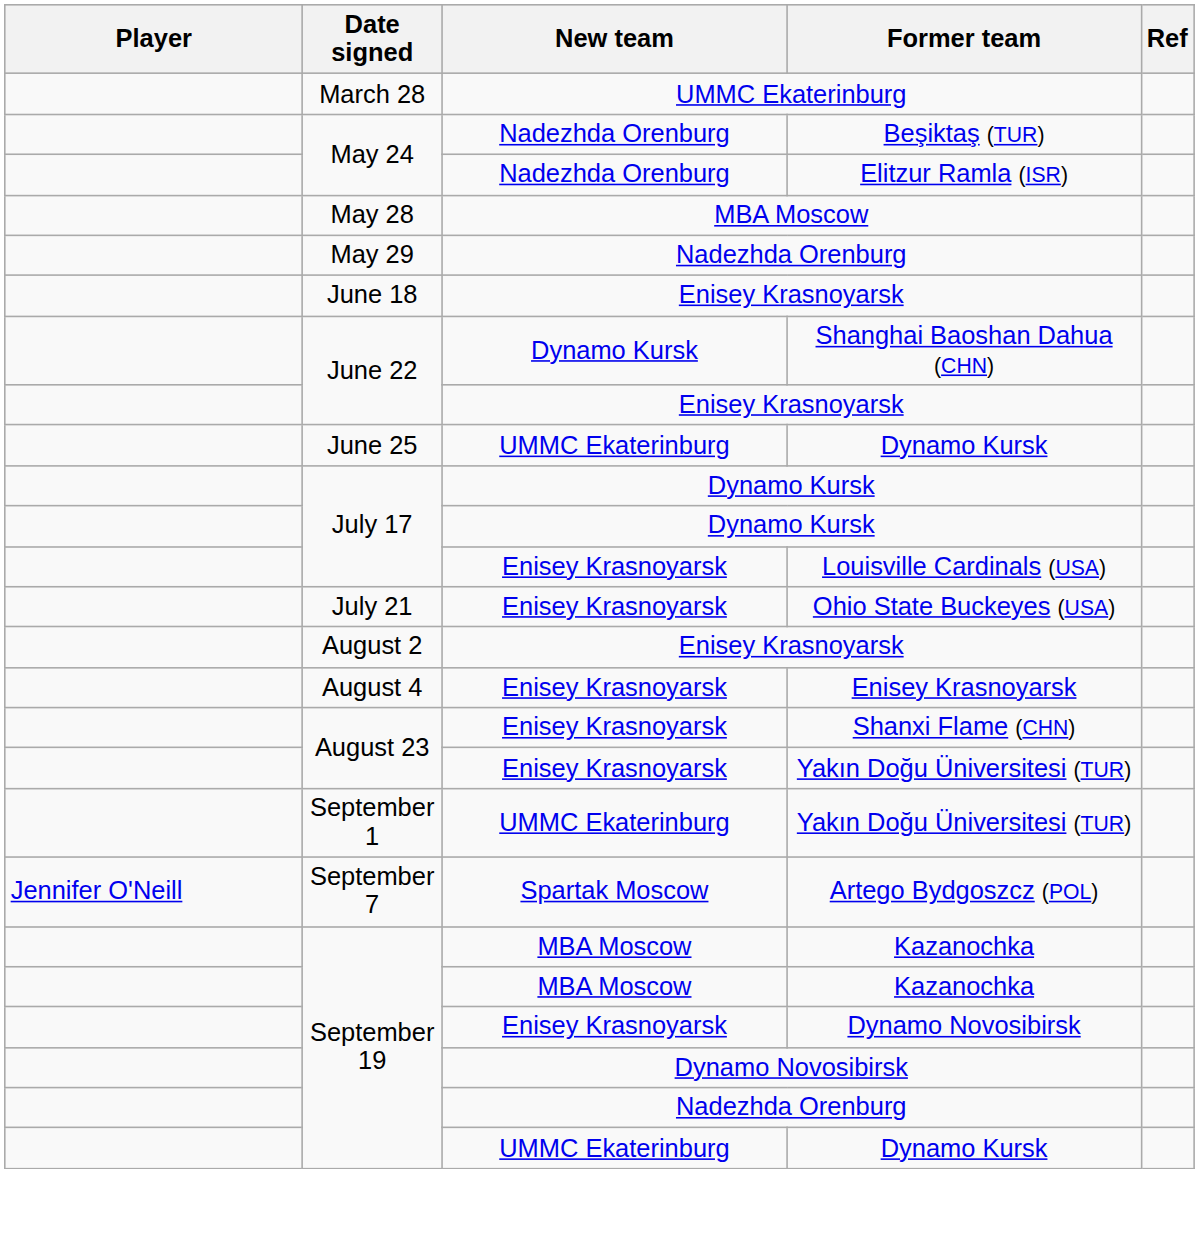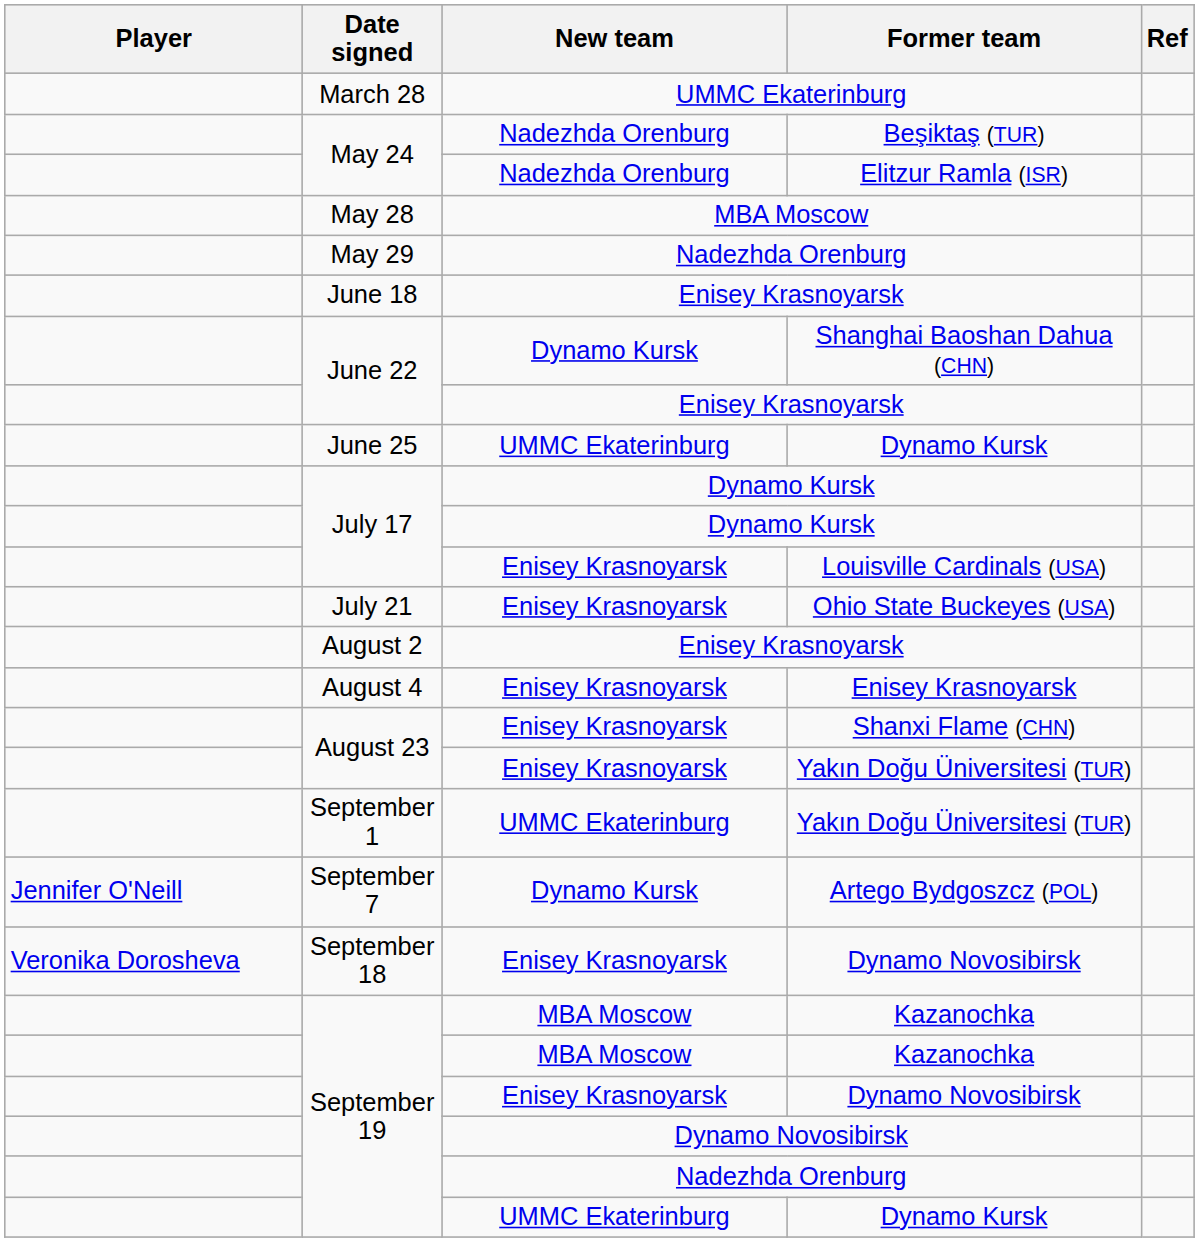(614, 891) Spartak Moscow -> (614, 891) Dynamo Kursk
+ row: (372, 960)
